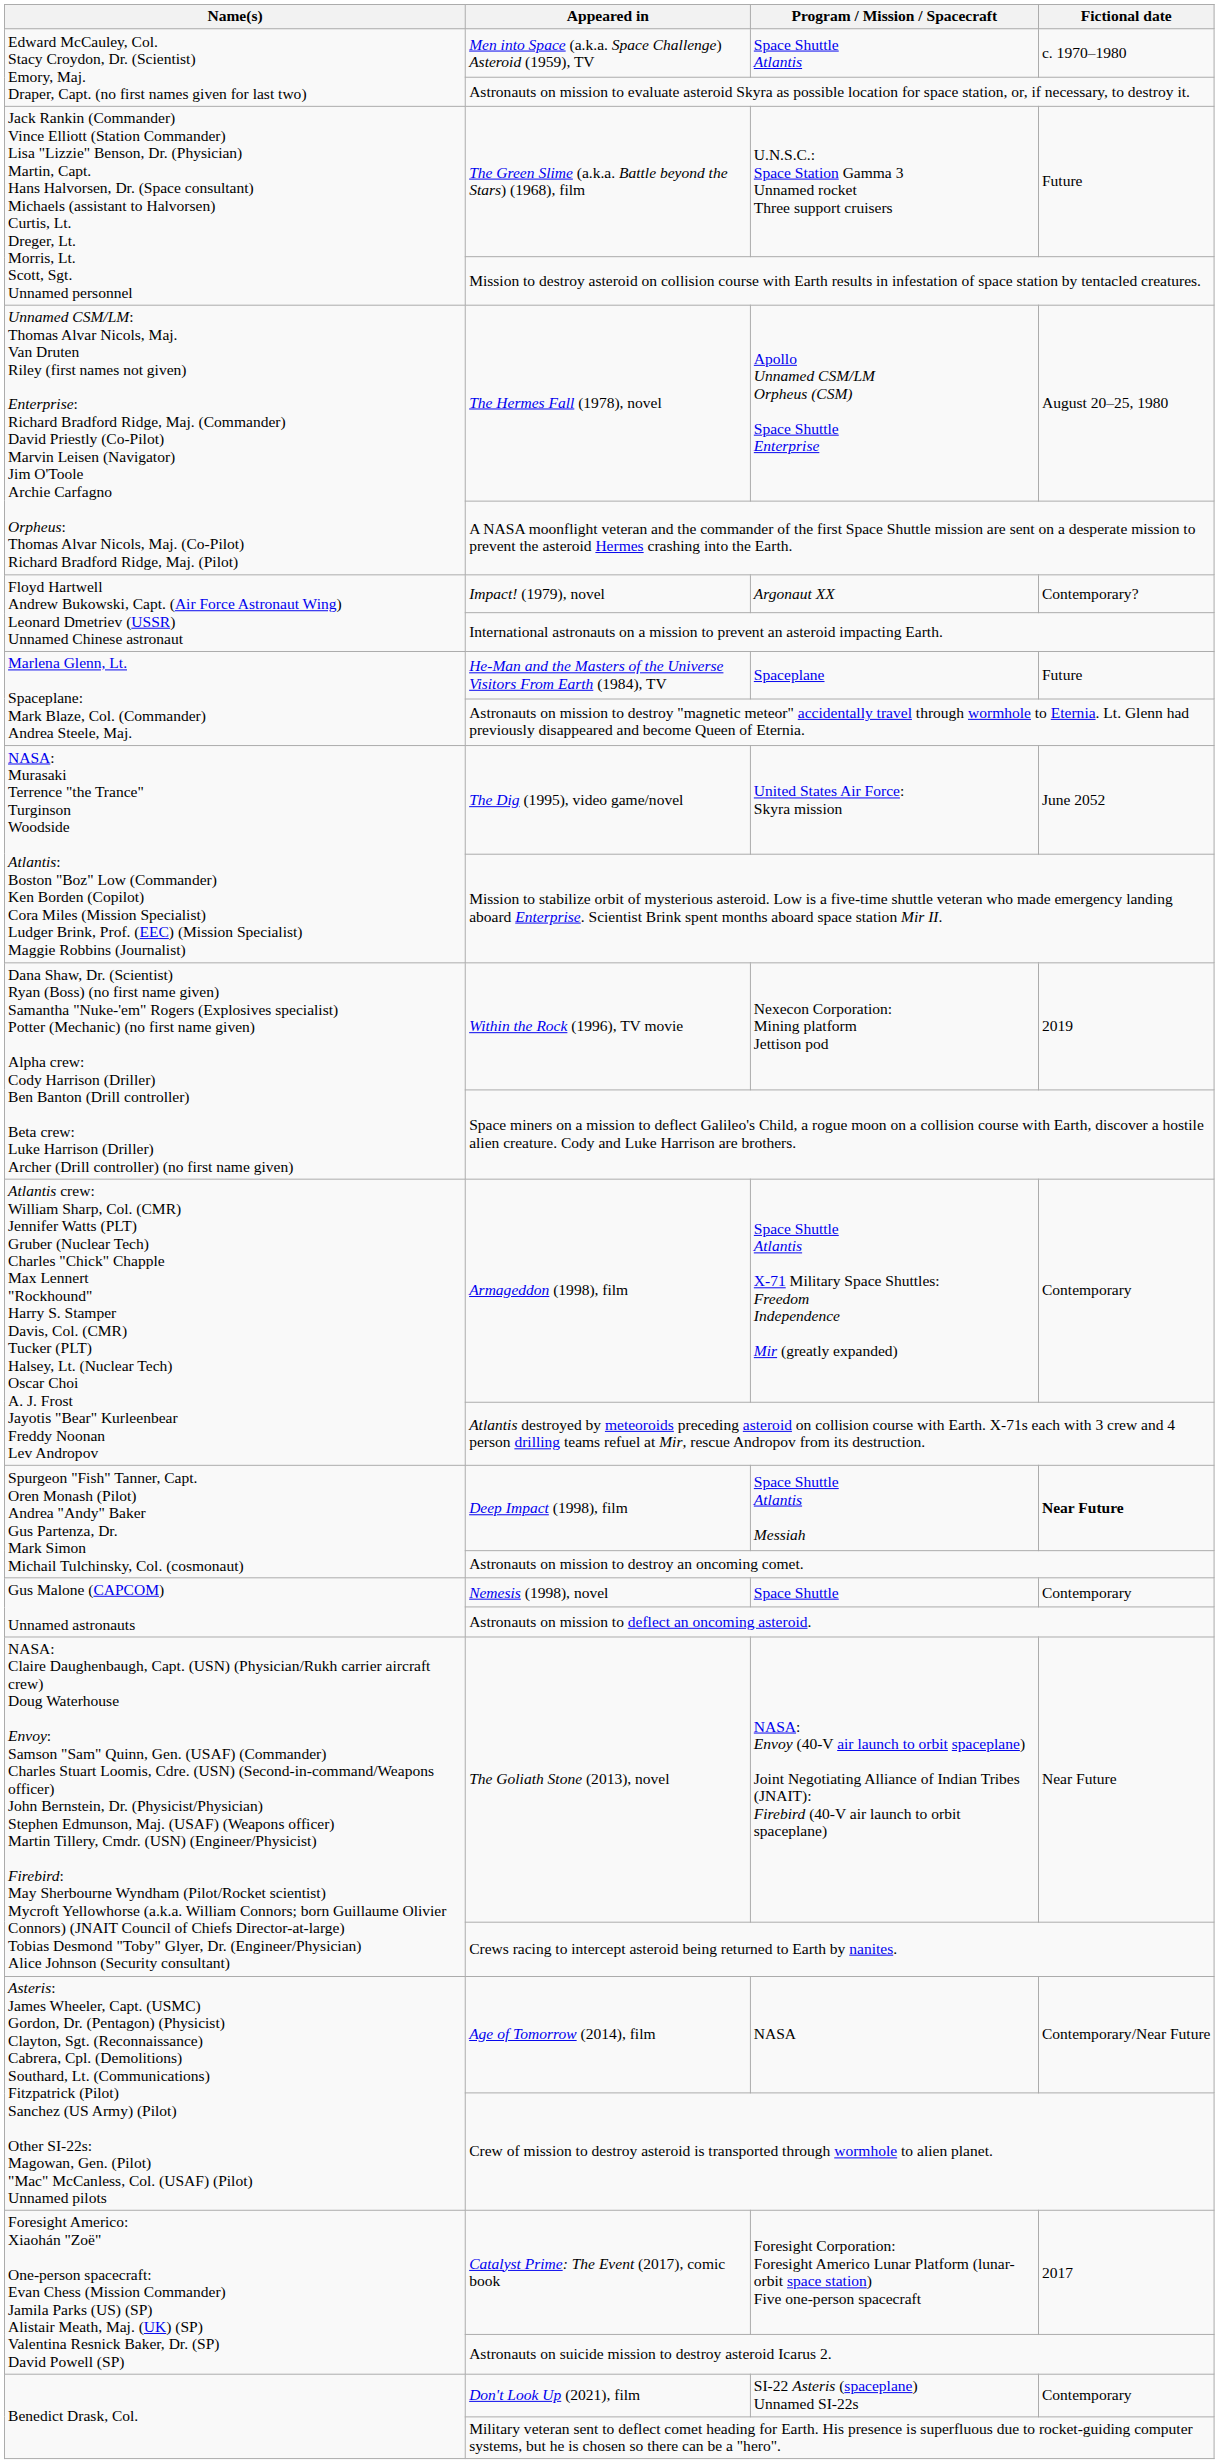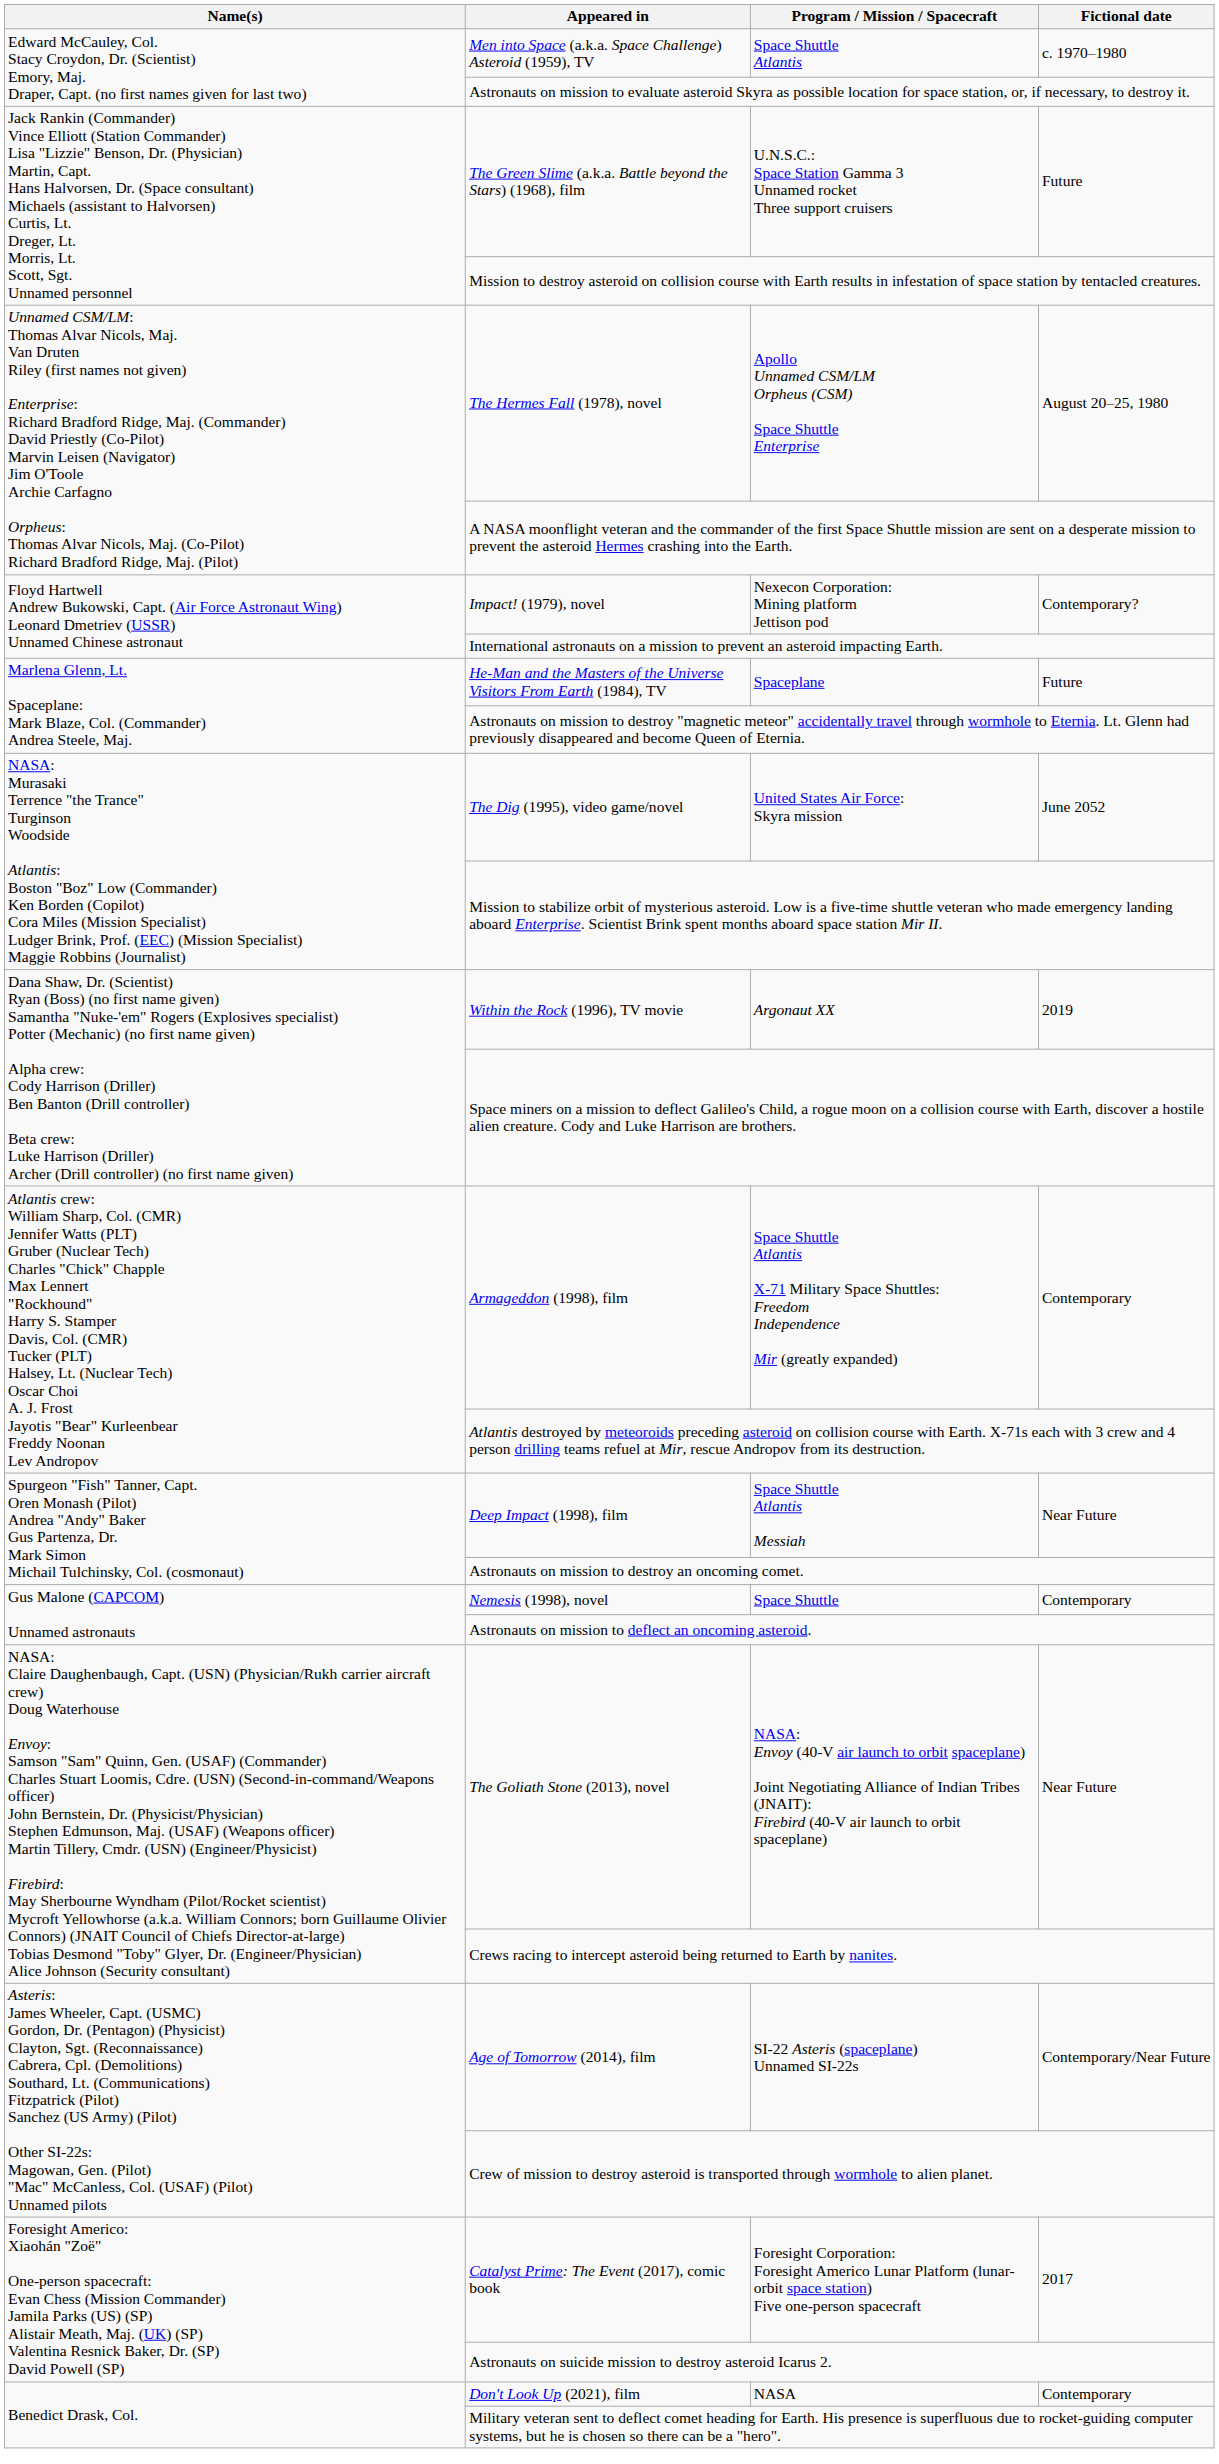(794, 593) Argonaut XX -> (823, 604) Nexecon Corporation: Mining platform Jettison pod
(823, 1025) Nexecon Corporation: Mining platform Jettison pod -> (794, 1009) Argonaut XX
(1083, 1508) bold -> (1079, 1515) normal
(775, 2034) NASA -> (836, 2057) SI-22 Asteris (spaceplane) Unnamed SI-22s
(836, 2395) SI-22 Asteris (spaceplane) Unnamed SI-22s -> (775, 2393) NASA
